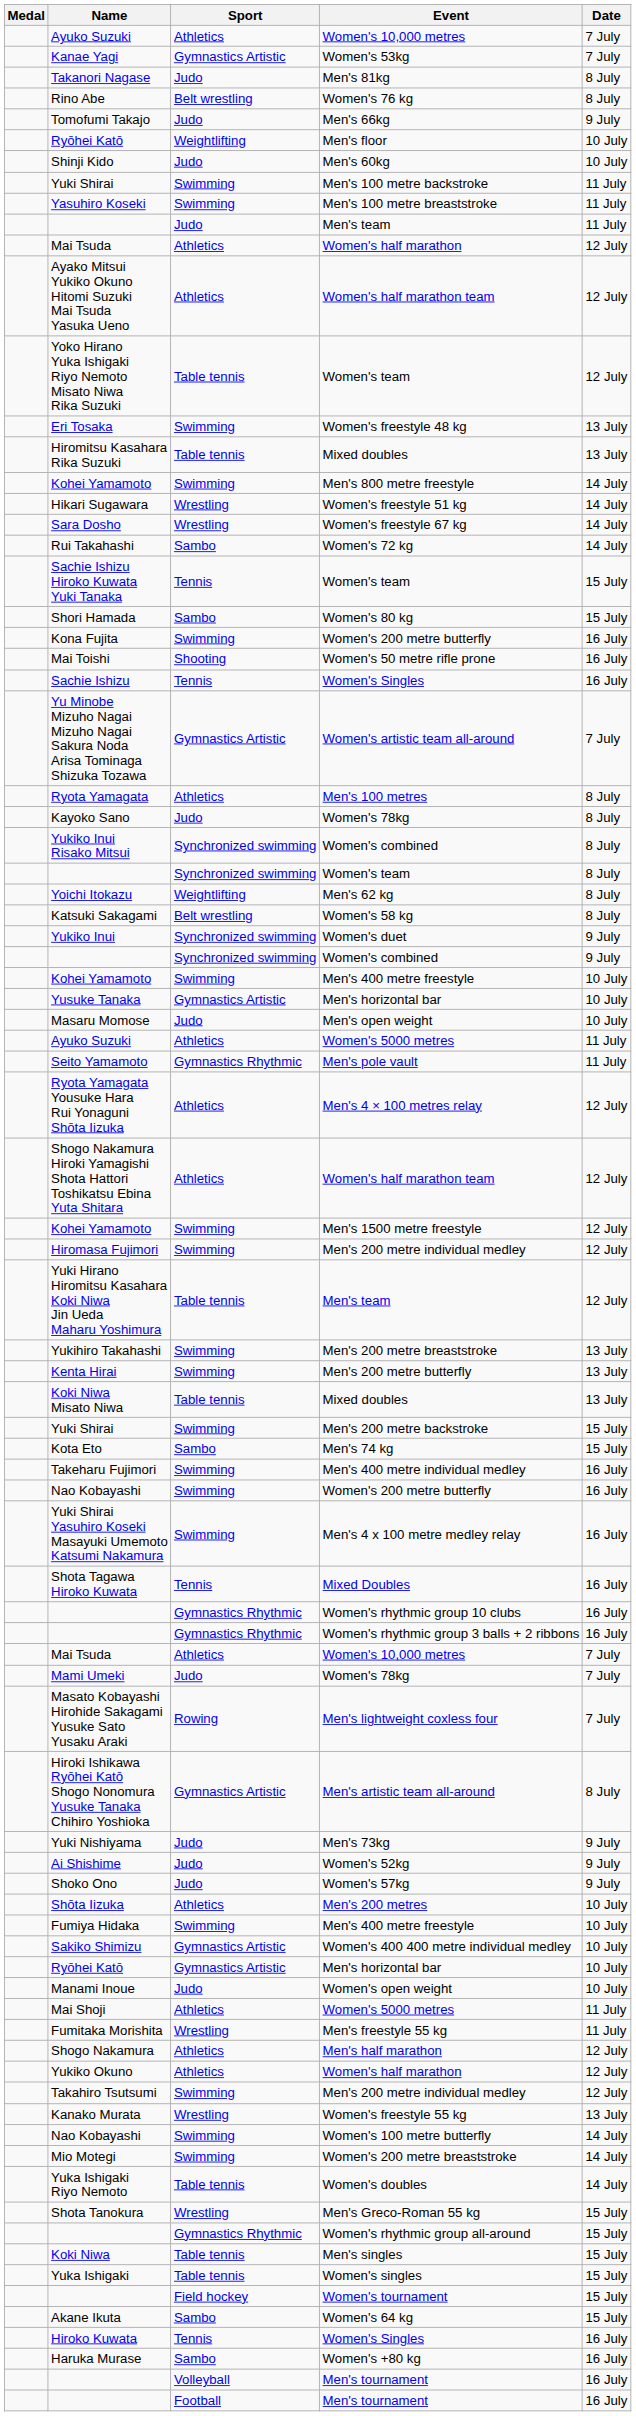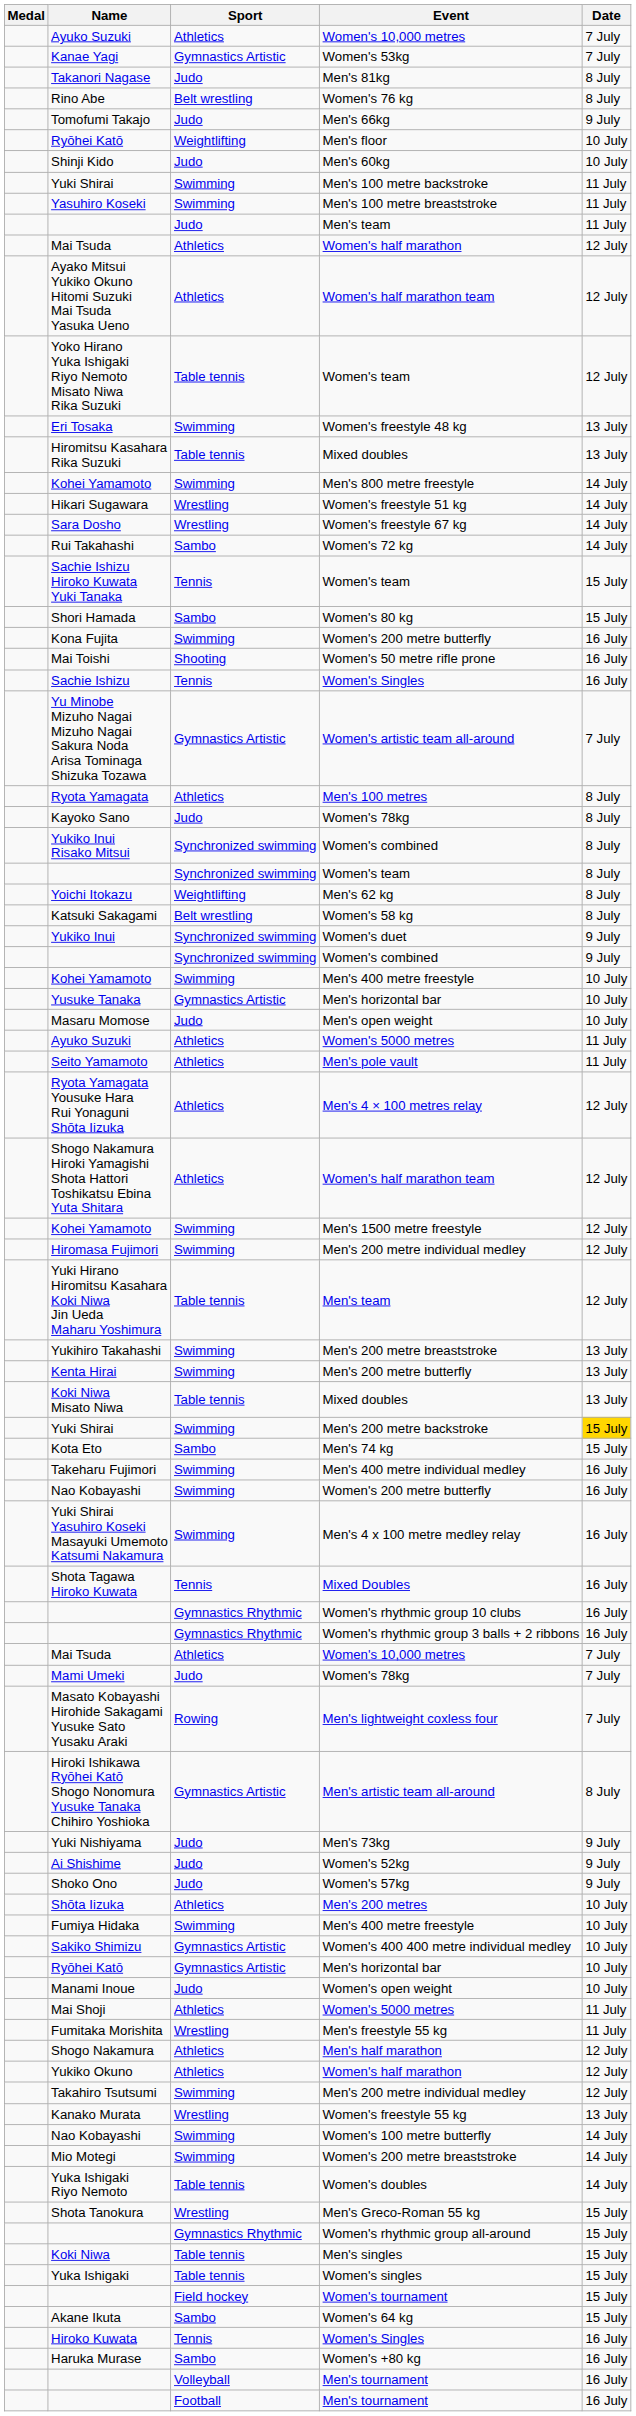(238, 1062) Gymnastics Rhythmic -> (199, 1062) Athletics
(606, 1428) no background -> (606, 1428) gold background
